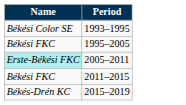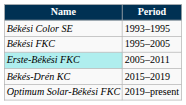- row: (107, 76)
+ row: (152, 92)
